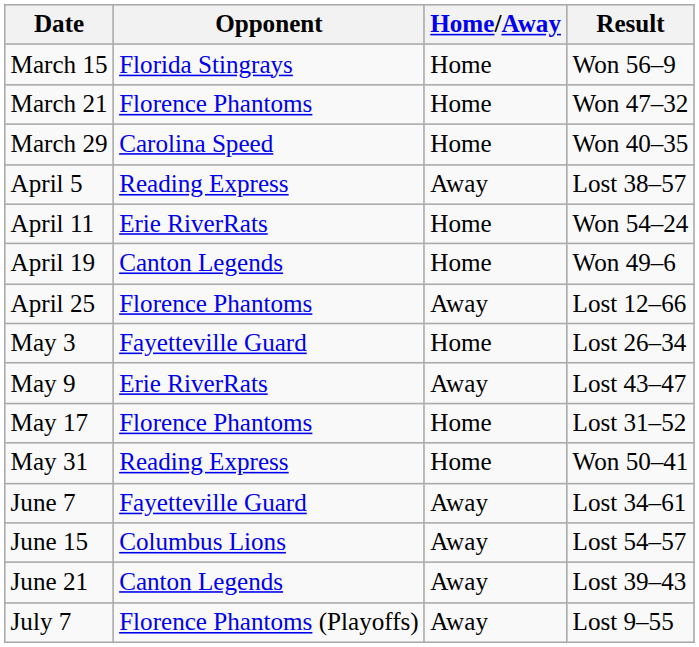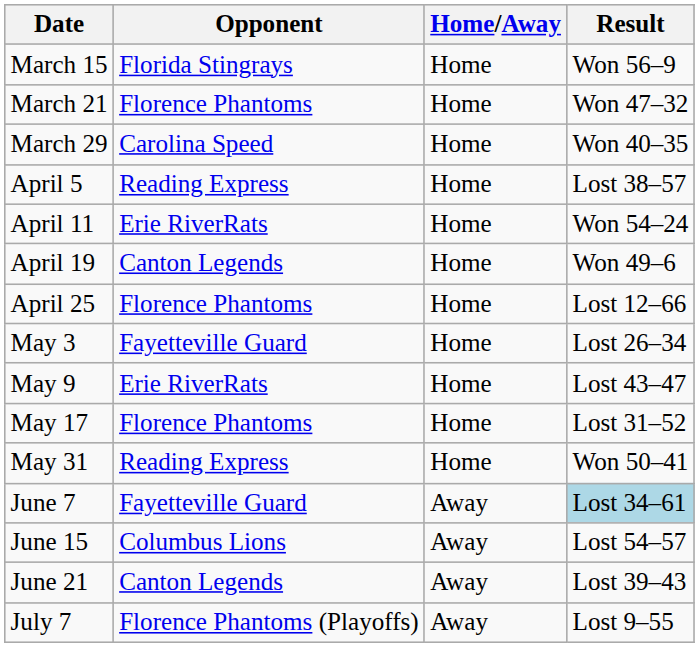(459, 183) Away -> (461, 183) Home
(459, 303) Away -> (461, 303) Home
(459, 382) Away -> (461, 382) Home
(629, 502) no background -> (629, 502) lightblue background
